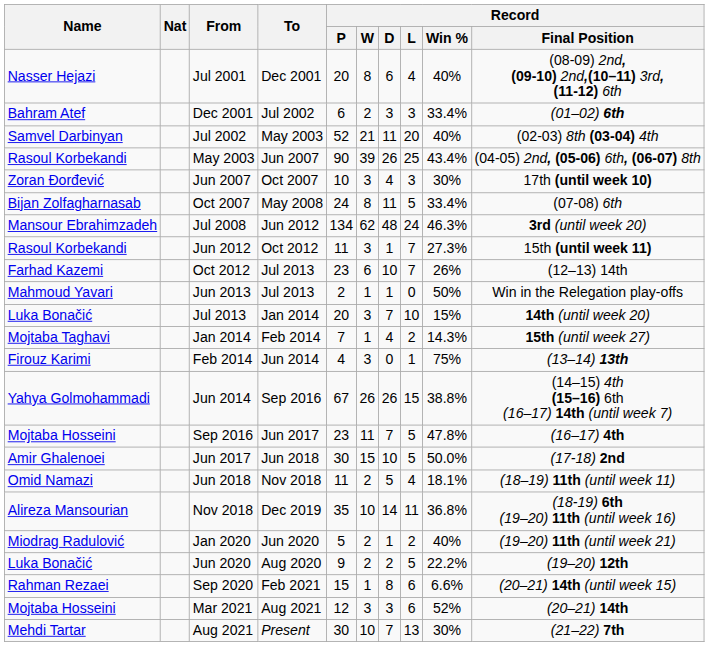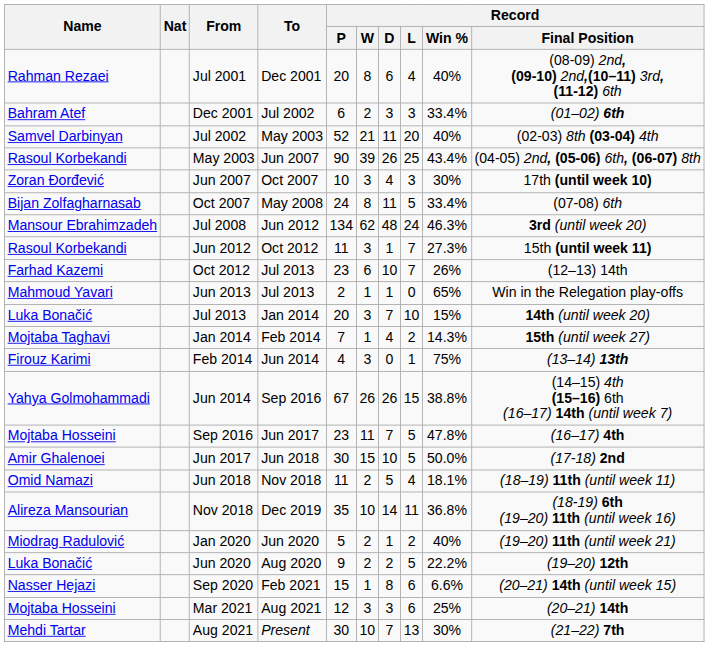(52, 76) Nasser Hejazi -> (58, 76) Rahman Rezaei
(447, 292) 50% -> (447, 292) 65%
(58, 586) Rahman Rezaei -> (52, 586) Nasser Hejazi
(447, 608) 52% -> (447, 608) 25%
